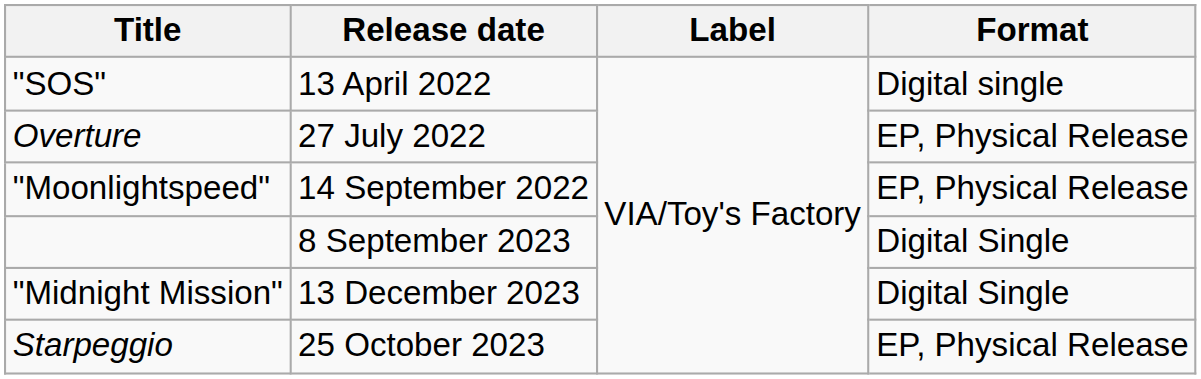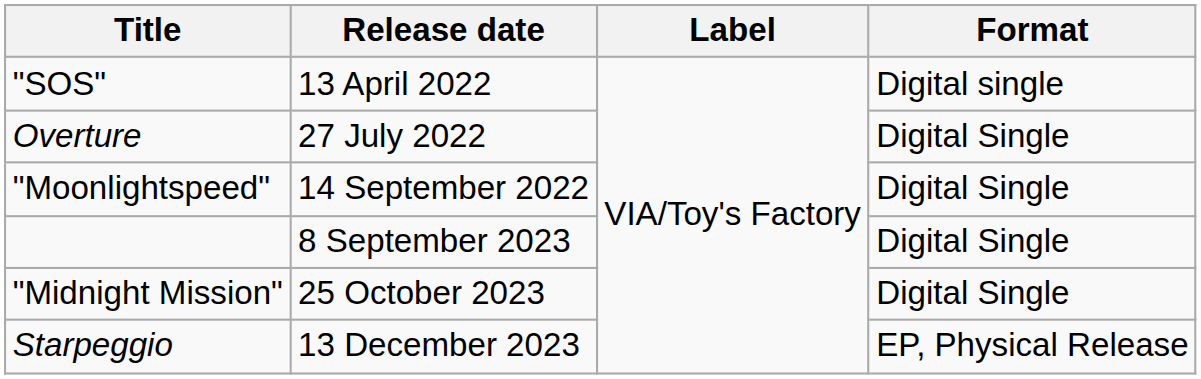(1032, 135) EP, Physical Release -> (973, 135) Digital Single
(1032, 188) EP, Physical Release -> (973, 188) Digital Single
(439, 293) 13 December 2023 -> (421, 293) 25 October 2023
(421, 345) 25 October 2023 -> (439, 345) 13 December 2023
